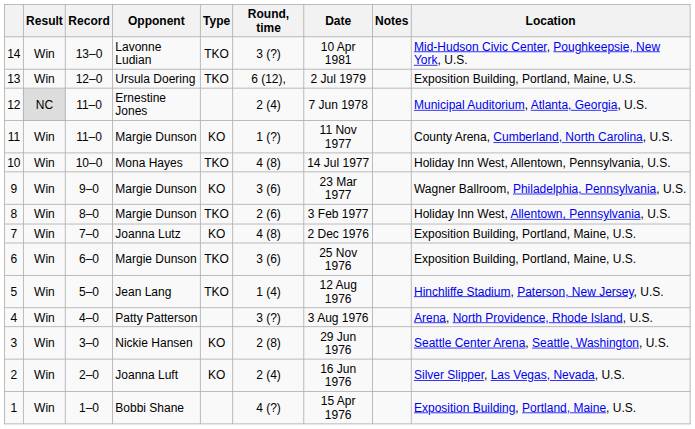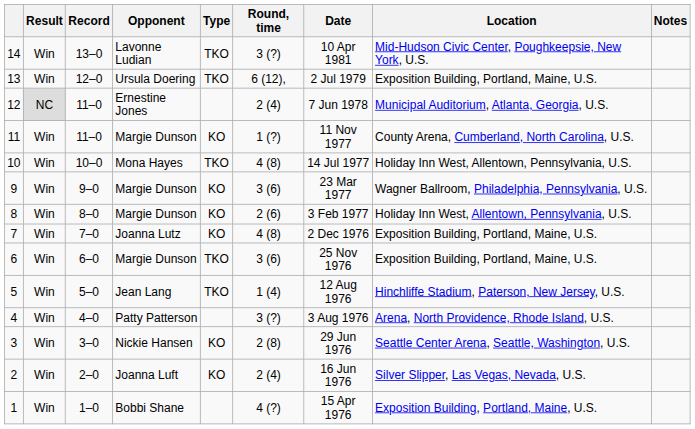columns swapped: (551, 21) <-> (392, 21)
(217, 214) TKO -> (217, 214) KO
